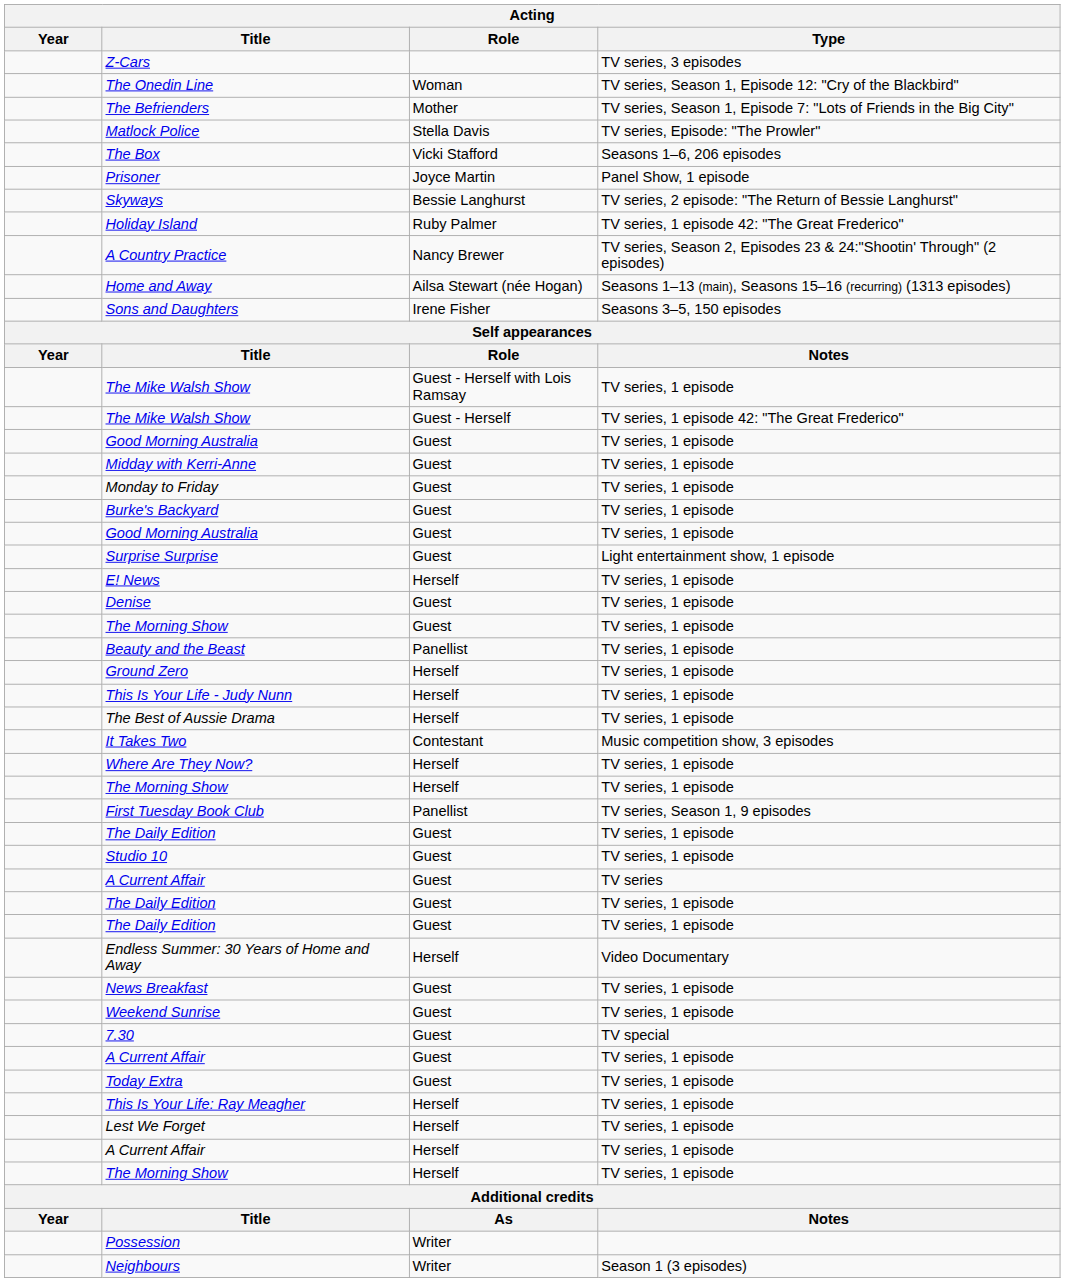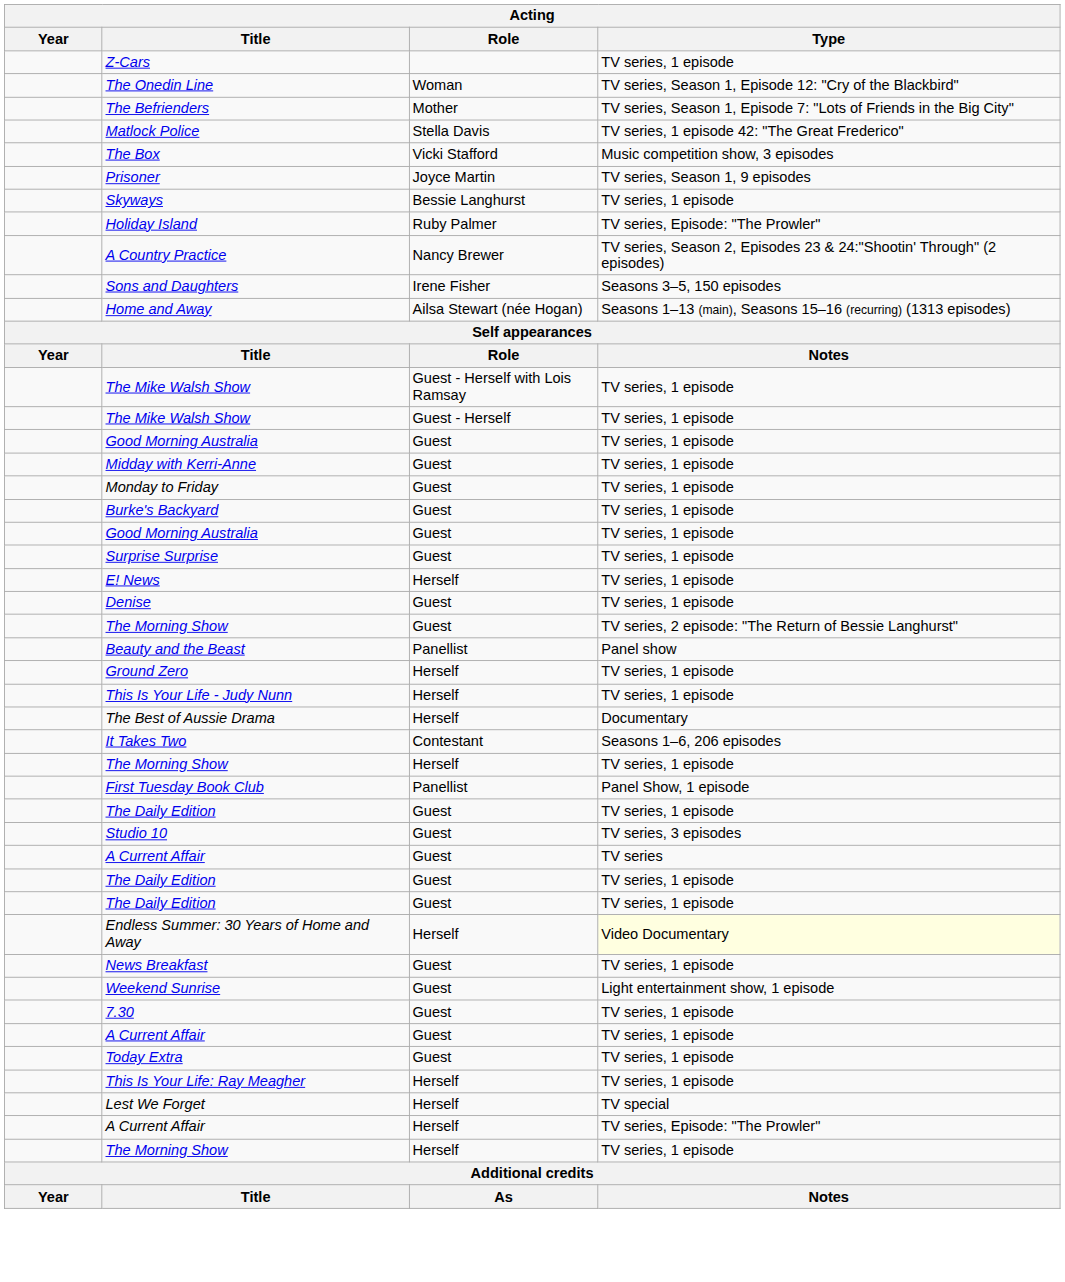(671, 62) TV series, 3 episodes -> (668, 62) TV series, 1 episode
(711, 131) TV series, Episode: "The Prowler" -> (752, 131) TV series, 1 episode 42: "The Great Frederico"
(691, 154) Seasons 1–6, 206 episodes -> (717, 154) Music competition show, 3 episodes
(675, 177) Panel Show, 1 episode -> (706, 177) TV series, Season 1, 9 episodes
(780, 200) TV series, 2 episode: "The Return of Bessie Langhurst" -> (668, 200) TV series, 1 episode
(752, 223) TV series, 1 episode 42: "The Great Frederico" -> (711, 223) TV series, Episode: "The Prowler"
rows swapped: (172, 309) <-> (159, 286)
(752, 418) TV series, 1 episode 42: "The Great Frederico" -> (668, 418) TV series, 1 episode
(718, 556) Light entertainment show, 1 episode -> (668, 556) TV series, 1 episode
(668, 626) TV series, 1 episode -> (780, 626) TV series, 2 episode: "The Return of Bessie Langhurst"
(668, 649) TV series, 1 episode -> (639, 649) Panel show
(668, 718) TV series, 1 episode -> (645, 718) Documentary
(717, 741) Music competition show, 3 episodes -> (691, 741) Seasons 1–6, 206 episodes
- row: (179, 764)
(706, 810) TV series, Season 1, 9 episodes -> (675, 787) Panel Show, 1 episode
(668, 856) TV series, 1 episode -> (671, 833) TV series, 3 episodes
(665, 957) no background -> (665, 934) lightyellow background
(668, 1011) TV series, 1 episode -> (718, 988) Light entertainment show, 1 episode
(635, 1035) TV special -> (668, 1011) TV series, 1 episode
(668, 1127) TV series, 1 episode -> (635, 1104) TV special
(668, 1150) TV series, 1 episode -> (711, 1127) TV series, Episode: "The Prowler"
- row: (143, 1242)
- row: (143, 1265)
